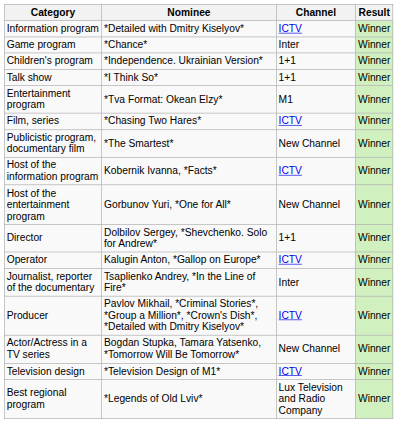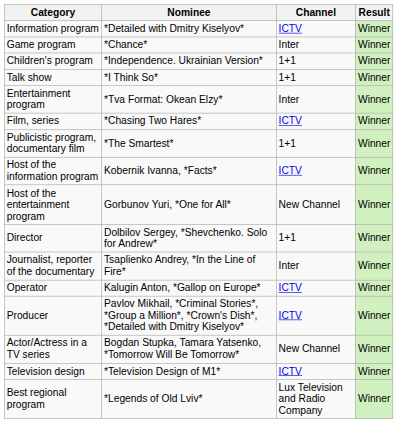(286, 99) M1 -> (289, 99) Inter
(309, 143) New Channel -> (287, 143) 1+1
rows swapped: (51, 282) <-> (27, 260)
